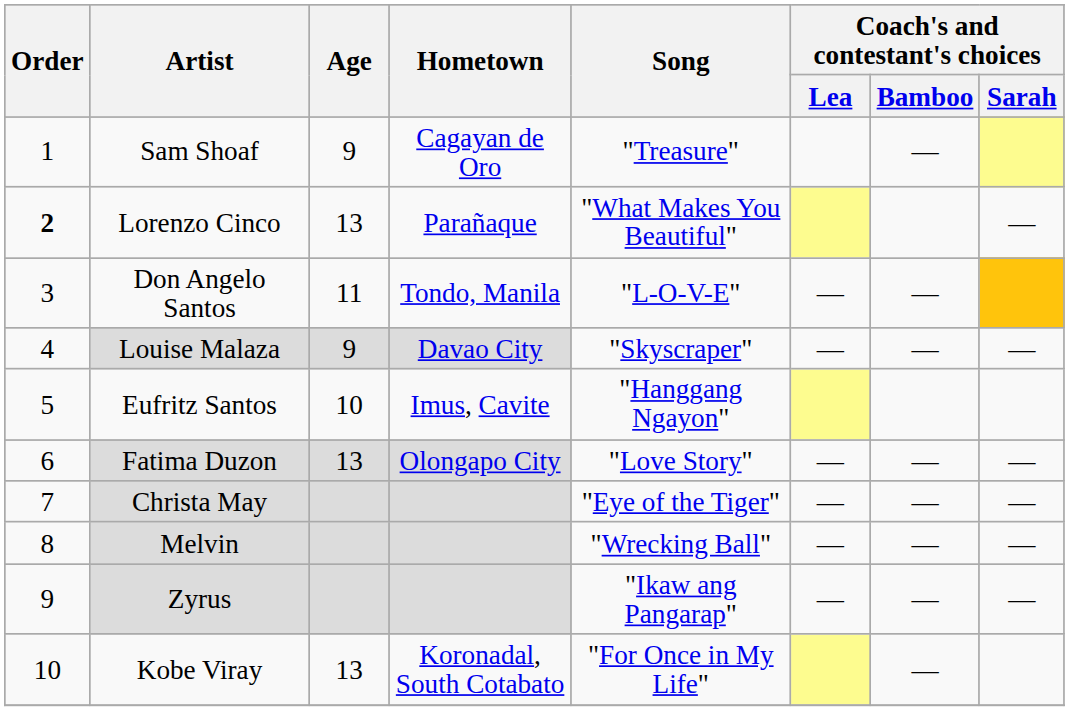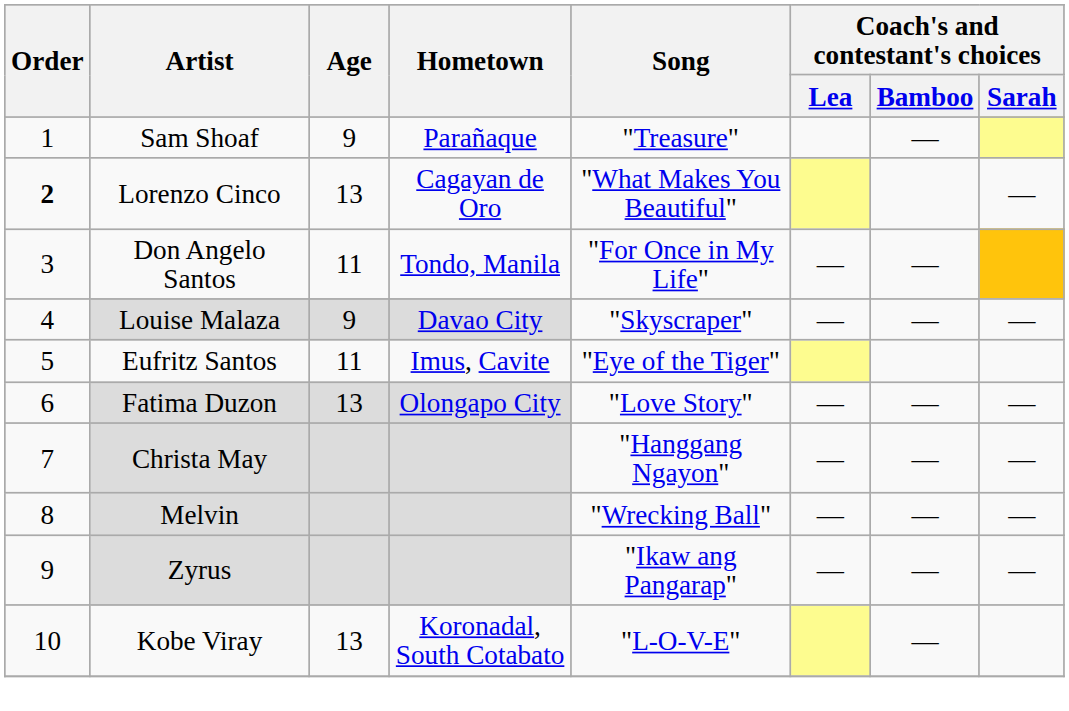(480, 152) Cagayan de Oro -> (480, 137) Parañaque
(480, 222) Parañaque -> (480, 193) Cagayan de Oro
(681, 292) "L-O-V-E" -> (681, 264) "For Once in My Life"
(349, 404) 10 -> (349, 361) 11
(681, 404) "Hanggang Ngayon" -> (681, 361) "Eye of the Tiger"
(681, 502) "Eye of the Tiger" -> (681, 458) "Hanggang Ngayon"
(681, 669) "For Once in My Life" -> (681, 640) "L-O-V-E"
